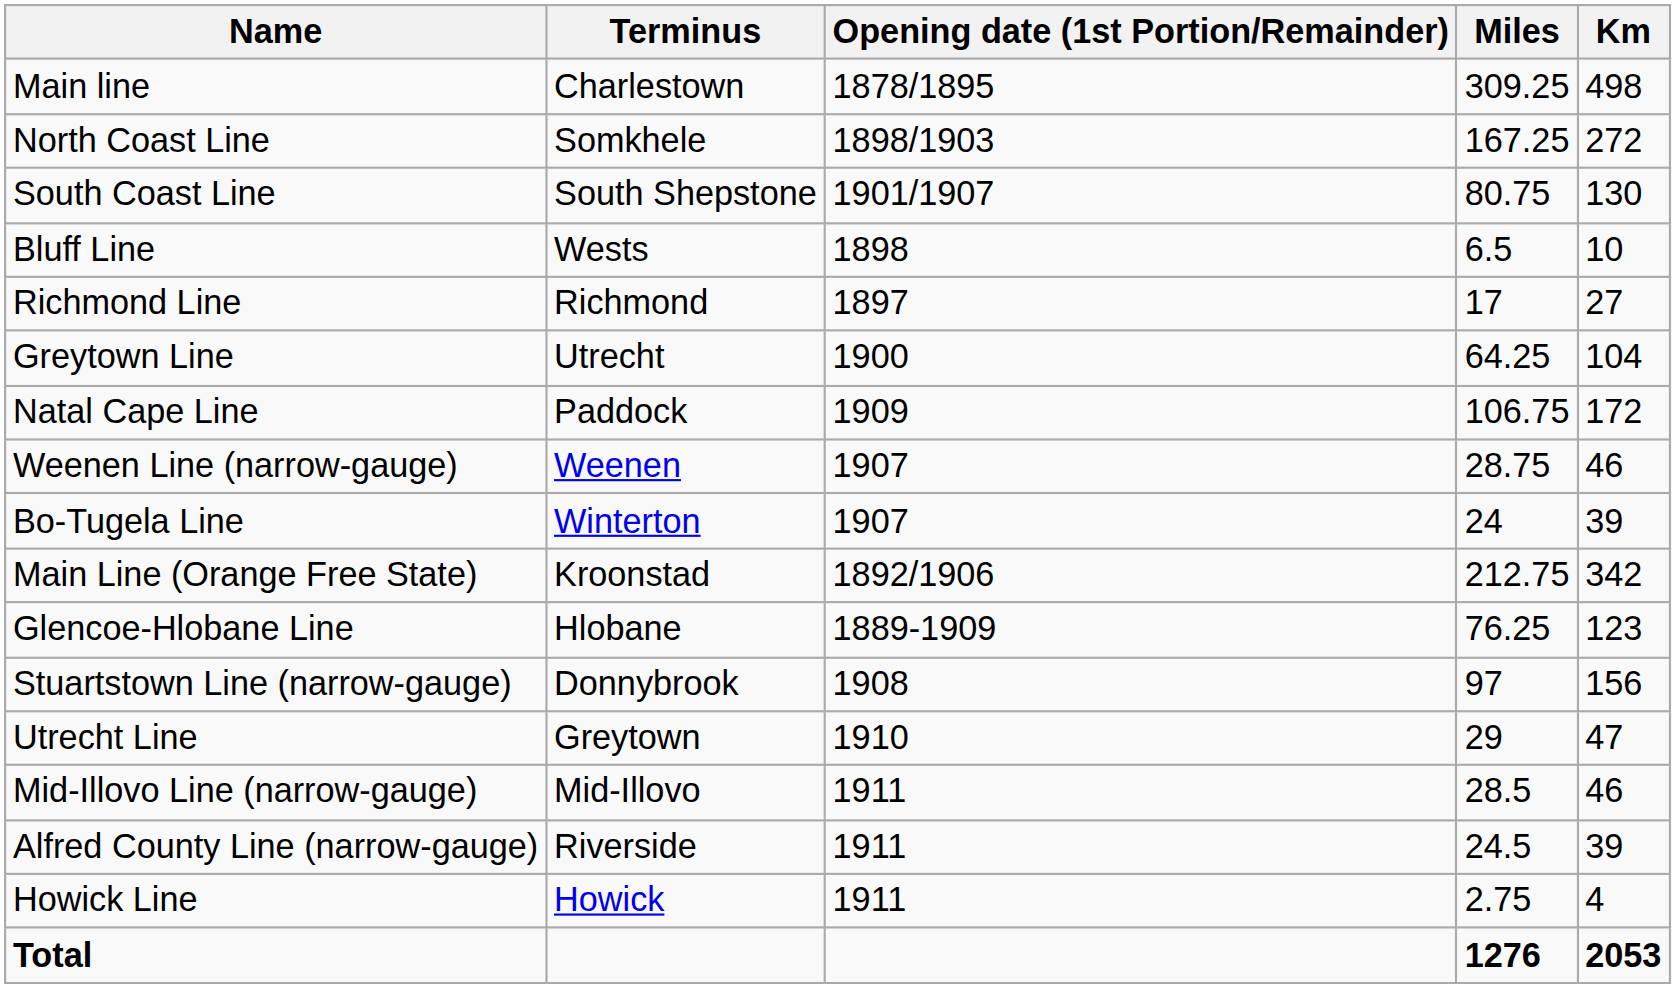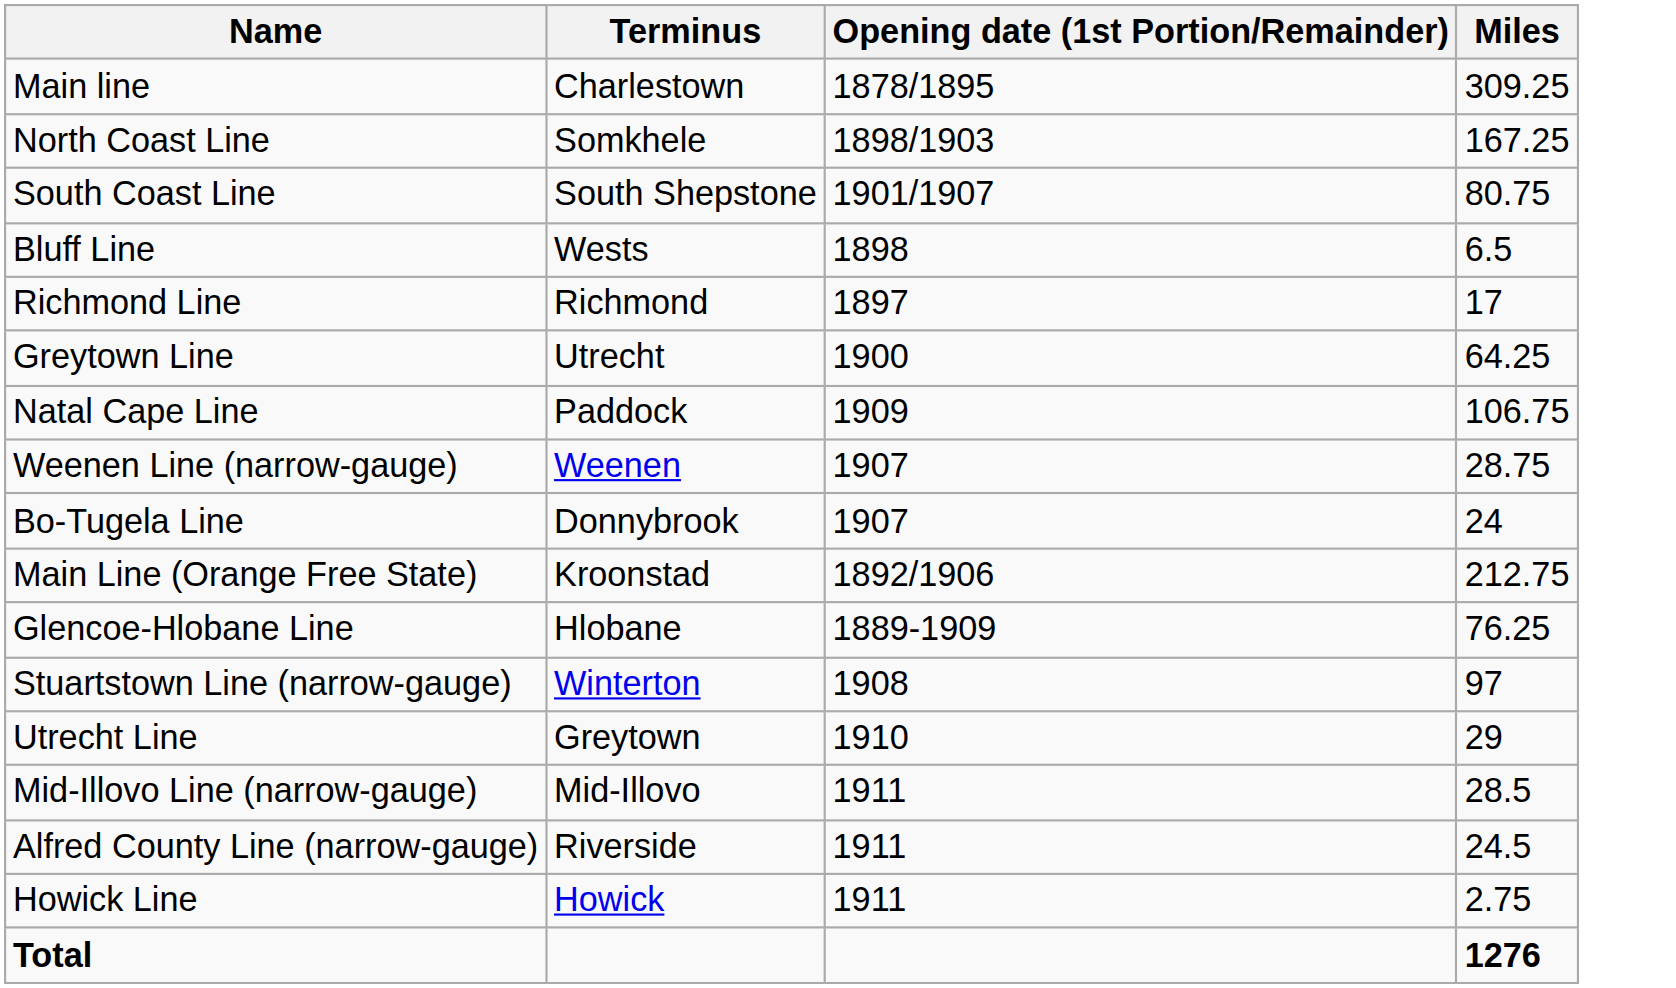- column: (1623, 31)
(627, 520) Winterton -> (646, 520) Donnybrook
(646, 683) Donnybrook -> (627, 683) Winterton
